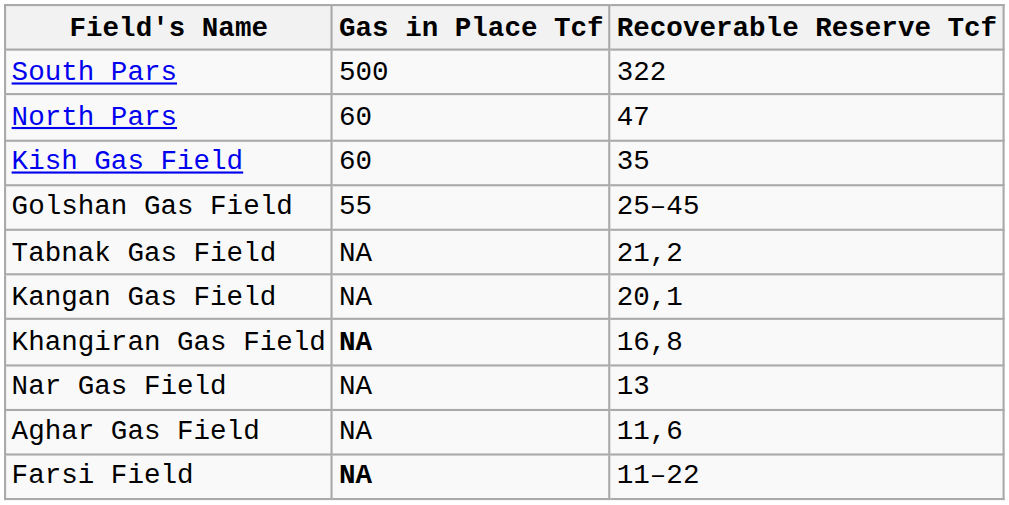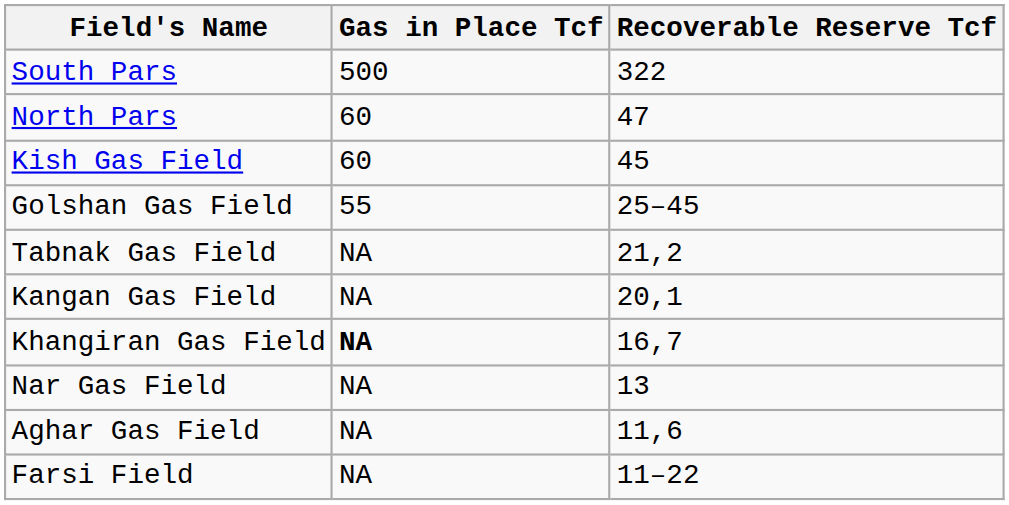(633, 162) 35 -> (633, 162) 45
(650, 342) 16,8 -> (650, 342) 16,7
(356, 477) bold -> (356, 477) normal
